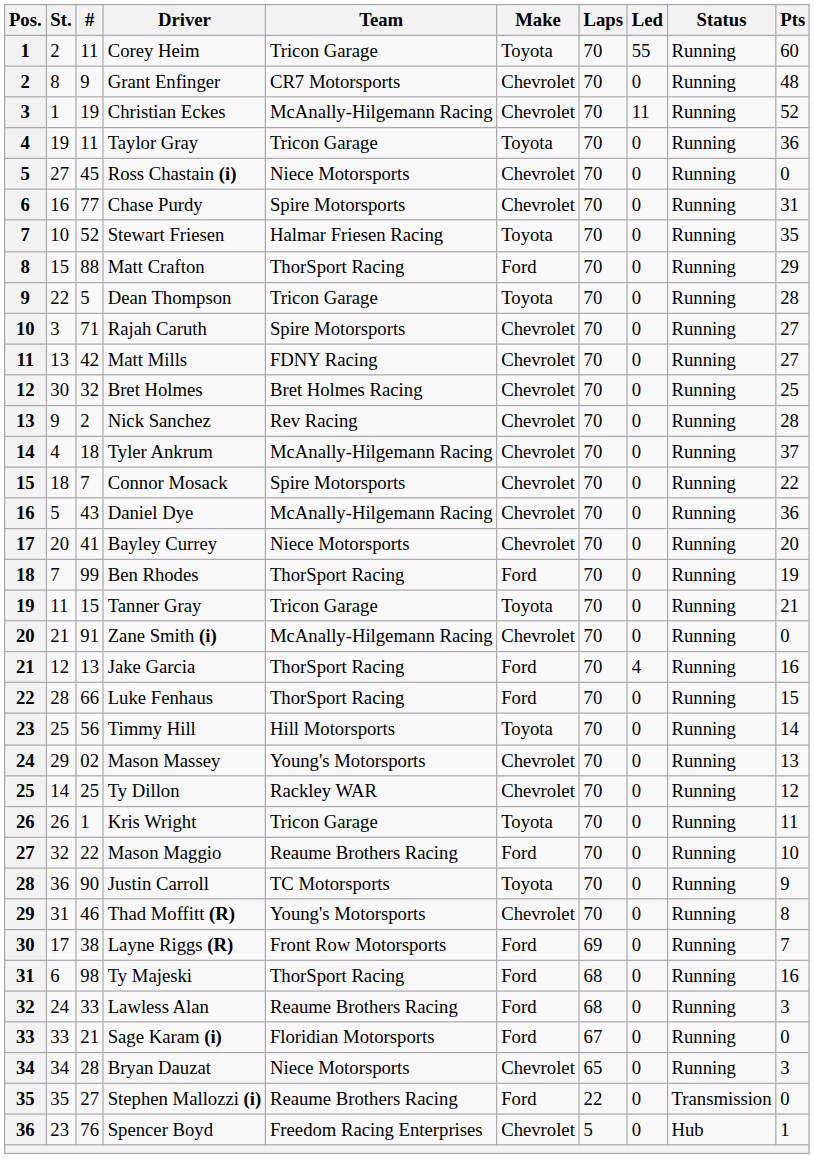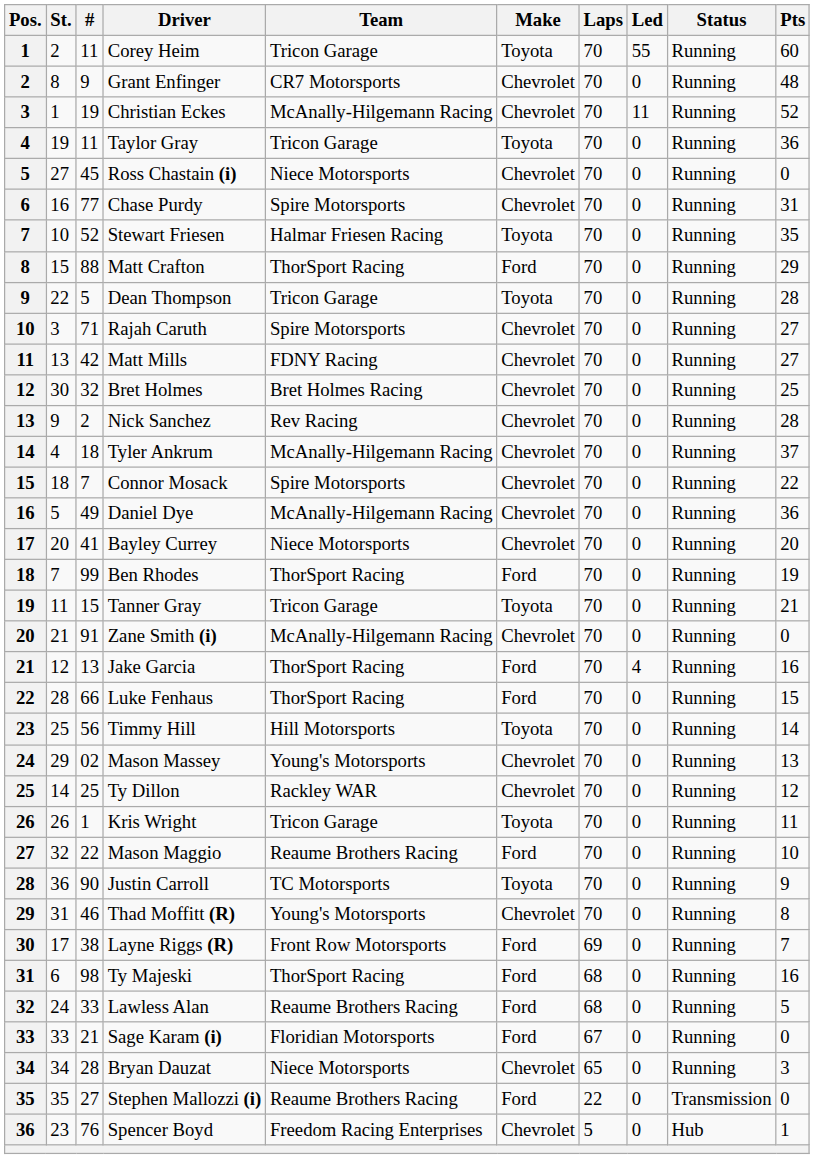(90, 513) 43 -> (90, 513) 49
(785, 1006) 3 -> (785, 1006) 5
